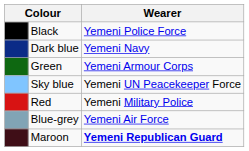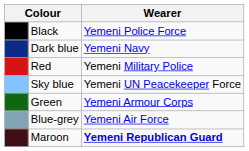rows swapped: (41, 102) <-> (46, 66)
